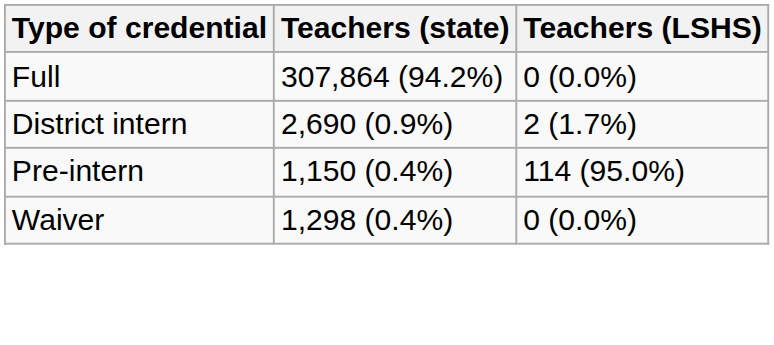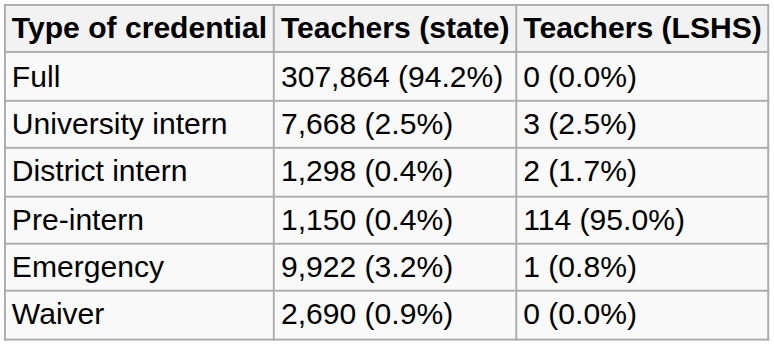+ row: (120, 123)
(367, 123) 2,690 (0.9%) -> (367, 171) 1,298 (0.4%)
+ row: (88, 266)
(367, 219) 1,298 (0.4%) -> (367, 314) 2,690 (0.9%)
